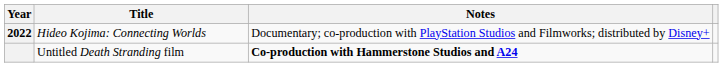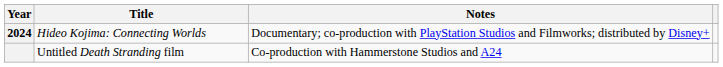(19, 33) 2022 -> (19, 33) 2024
(384, 52) bold -> (376, 52) normal
